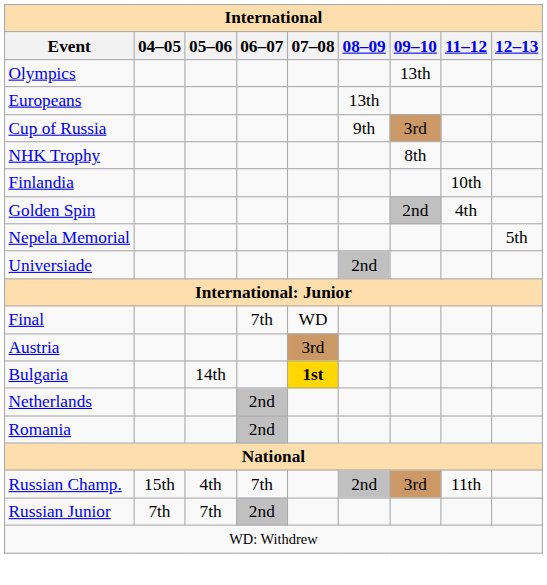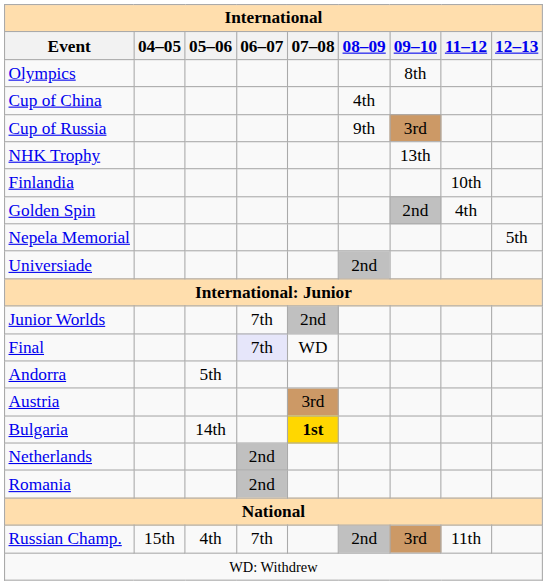(415, 73) 13th -> (415, 73) 8th
- row: (45, 100)
+ row: (55, 100)
(415, 155) 8th -> (415, 155) 13th
+ row: (57, 319)
(262, 319) no background -> (262, 347) lavender background
+ row: (37, 374)
- row: (60, 511)
